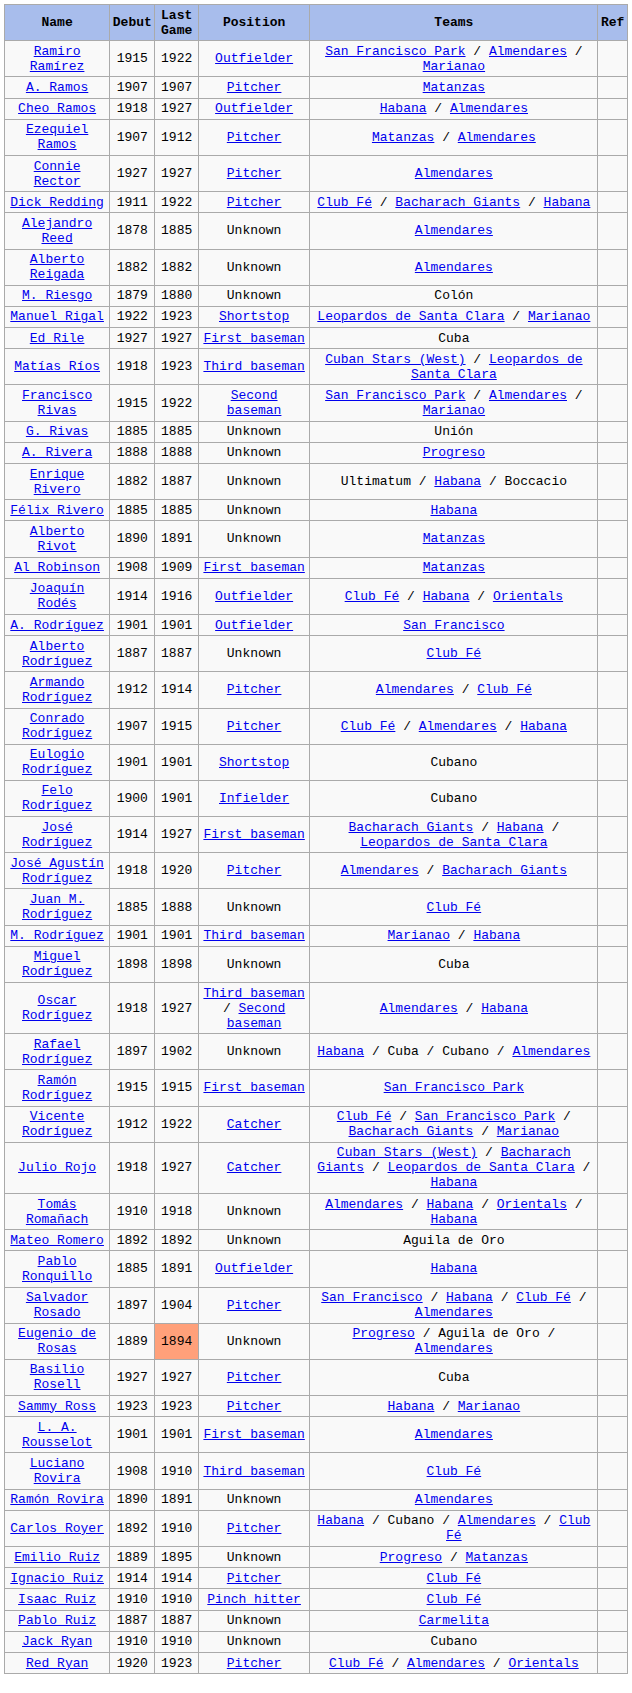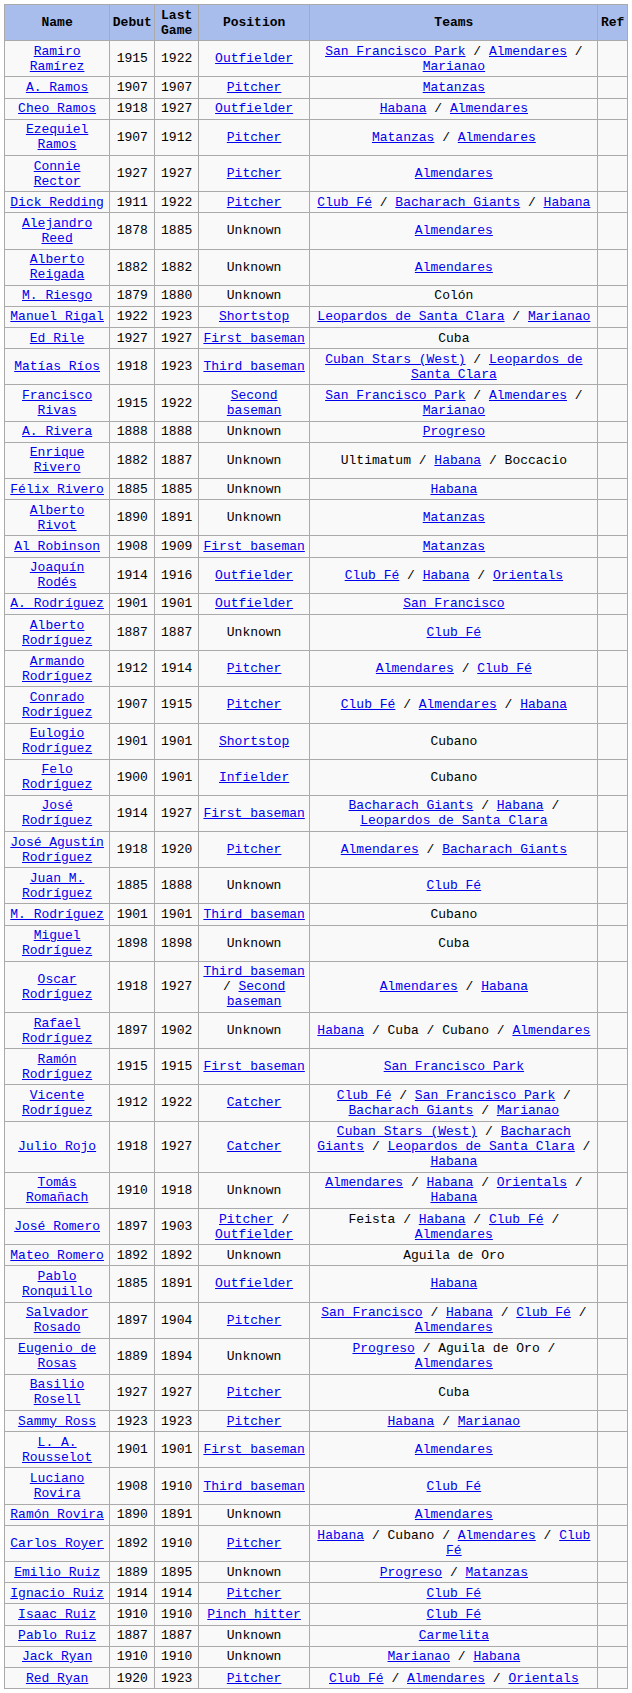- row: (57, 432)
(454, 936) Marianao / Habana -> (454, 915) Cubano
+ row: (57, 1227)
(177, 1341) lightsalmon background -> (177, 1356) no background
(454, 1642) Cubano -> (454, 1657) Marianao / Habana
